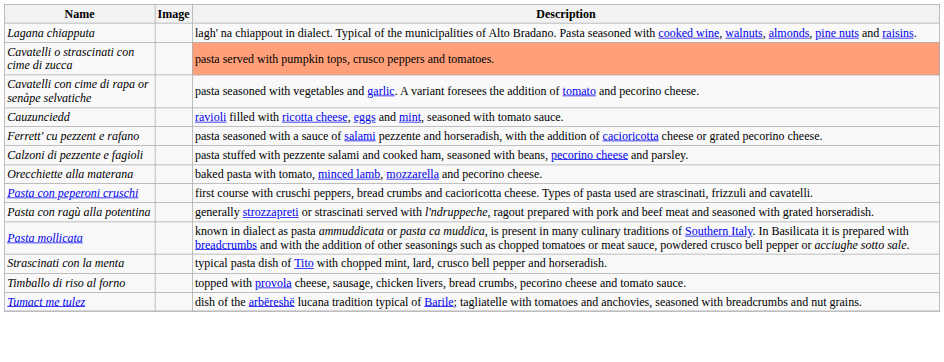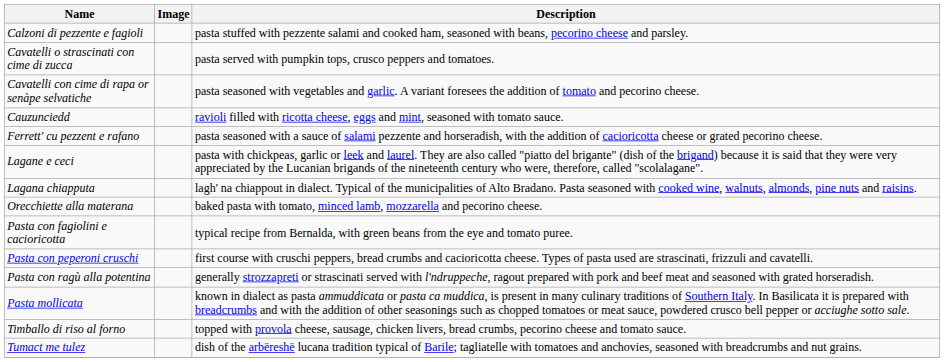rows swapped: (75, 155) <-> (51, 33)
(345, 58) lightsalmon background -> (345, 58) no background
+ row: (40, 161)
+ row: (57, 232)
- row: (66, 263)
